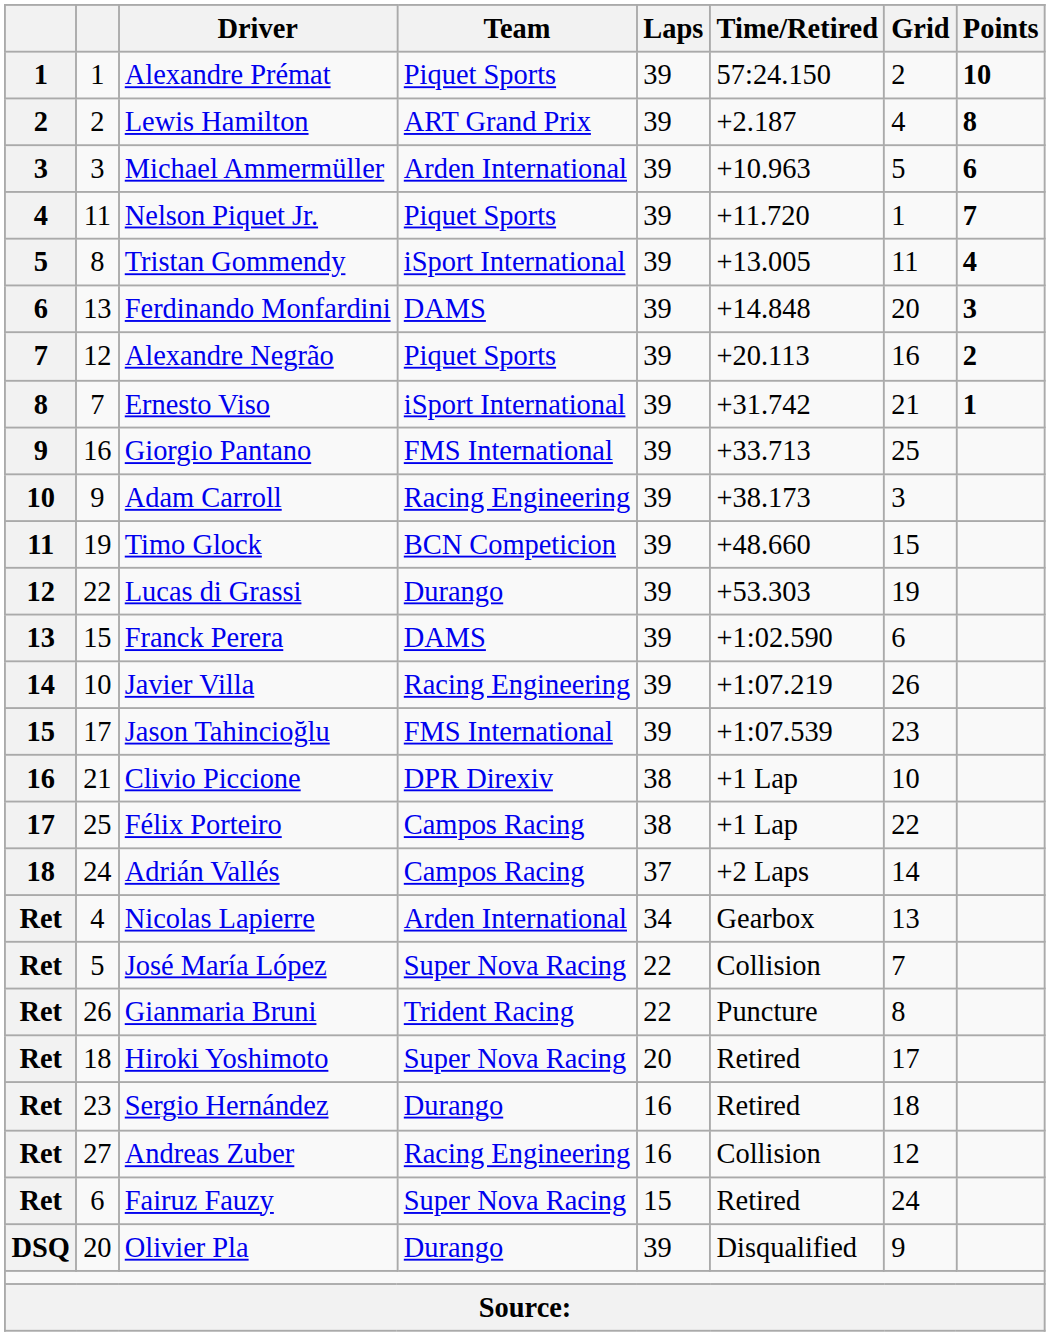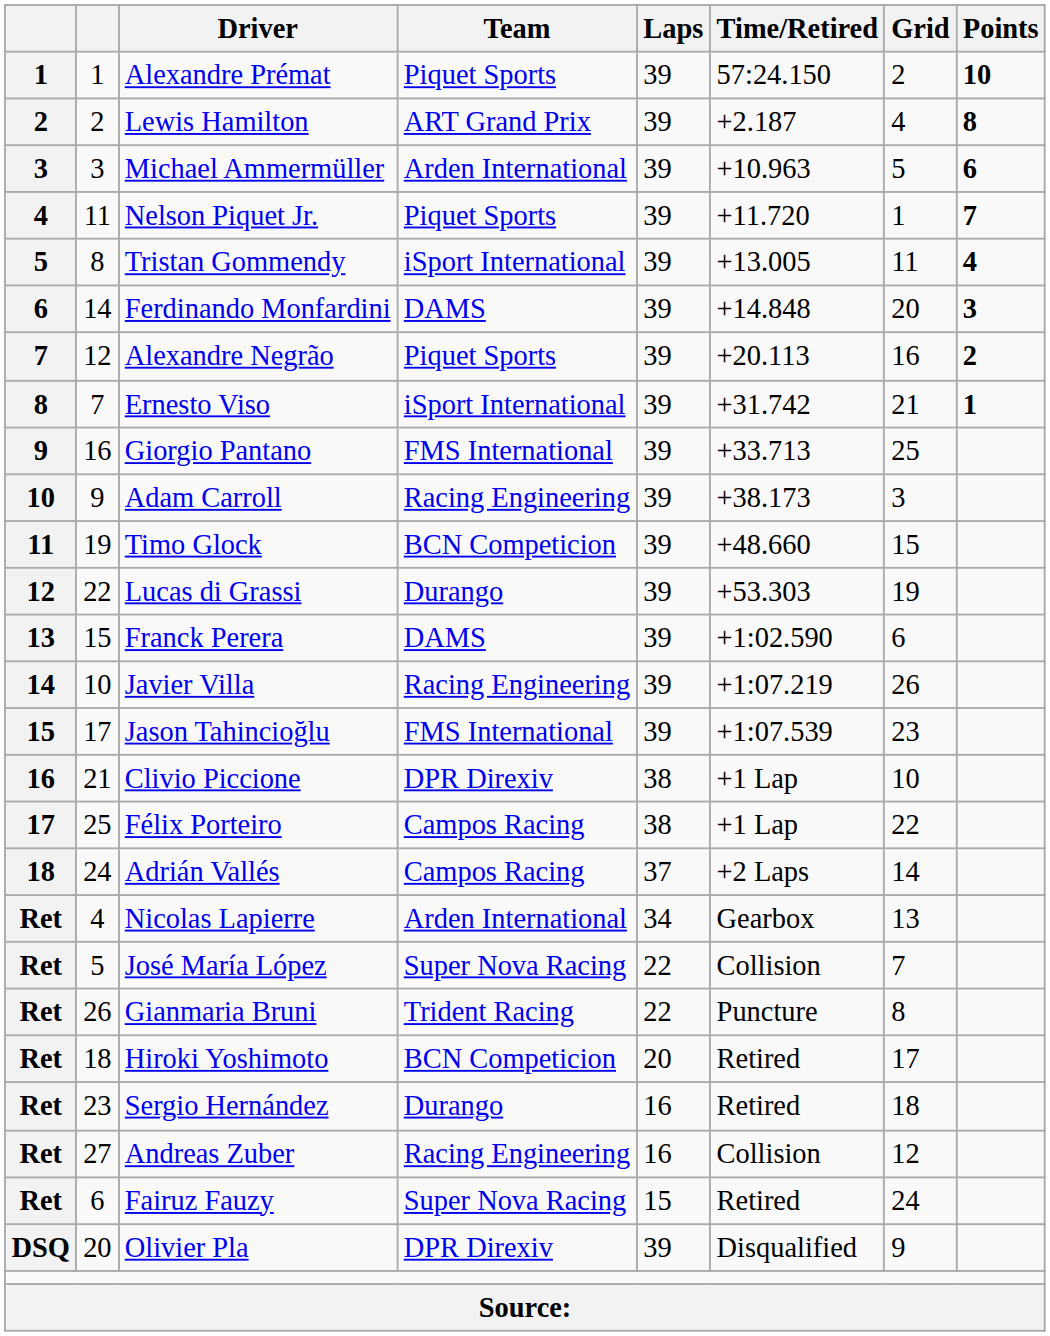(97, 309) 13 -> (97, 309) 14
(515, 1059) Super Nova Racing -> (510, 1059) BCN Competicion
(454, 1246) Durango -> (478, 1246) DPR Direxiv
